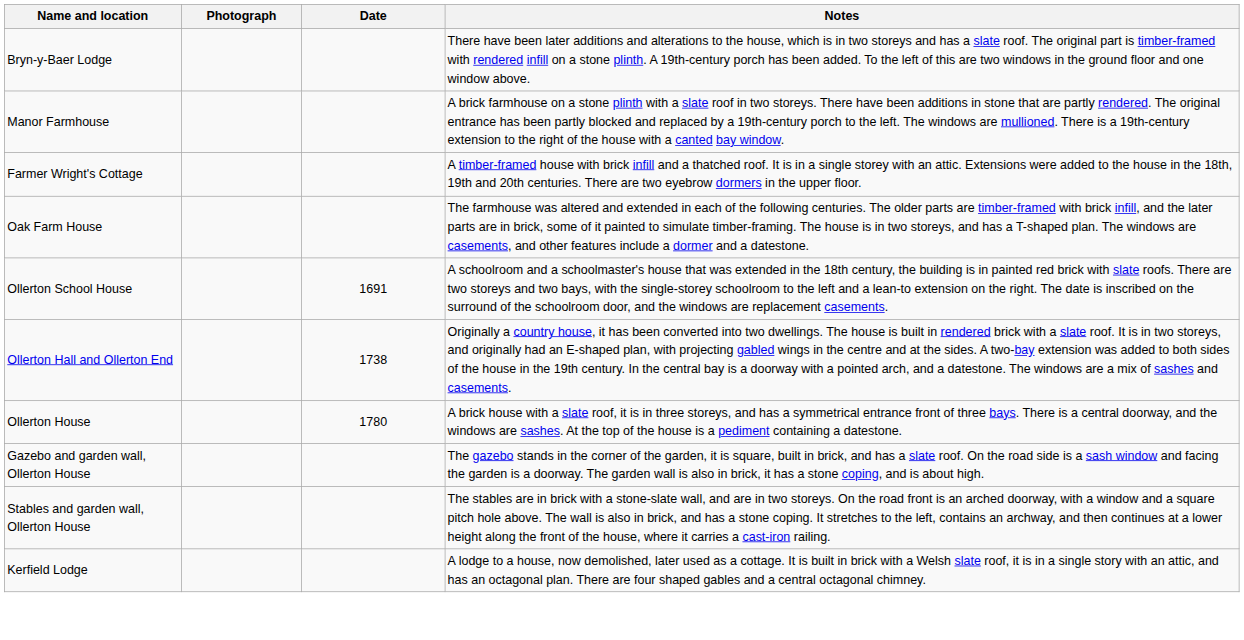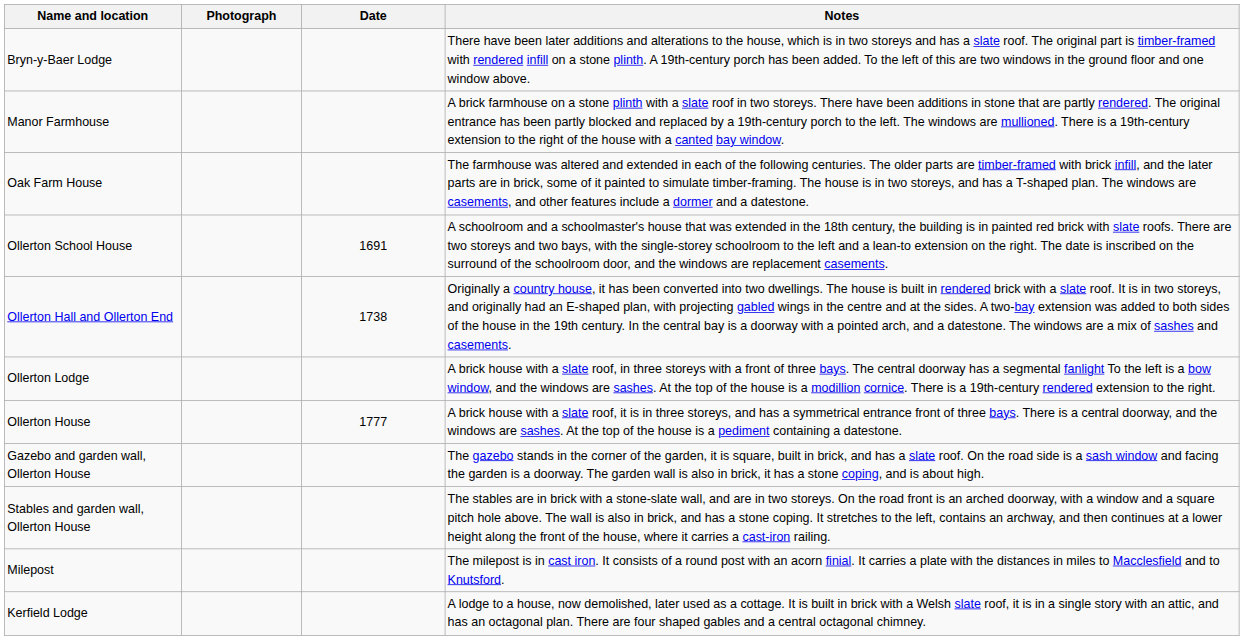- row: (75, 174)
+ row: (48, 378)
(373, 422) 1780 -> (373, 422) 1777
+ row: (31, 570)
